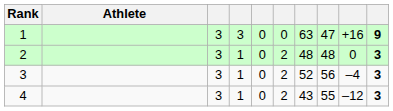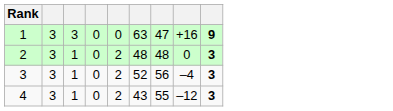- column: (125, 14)
